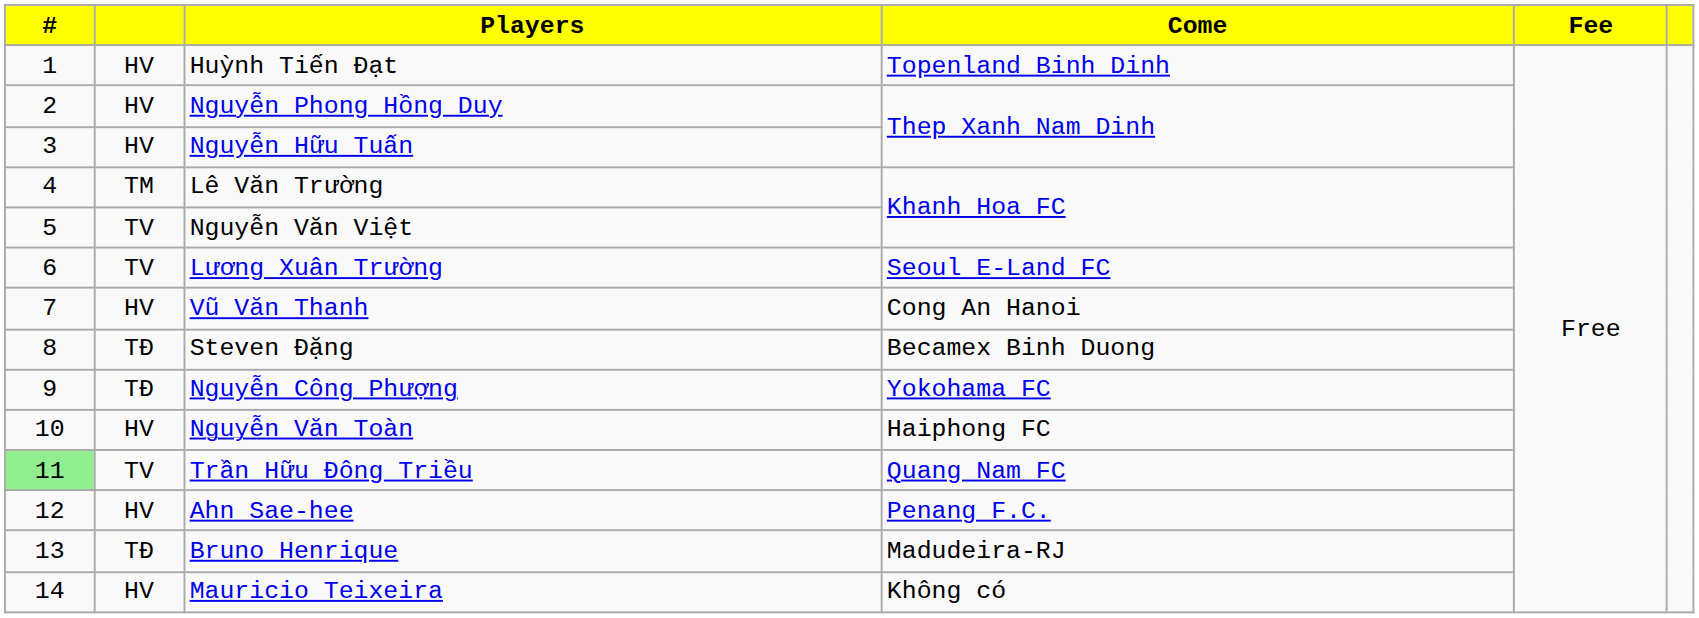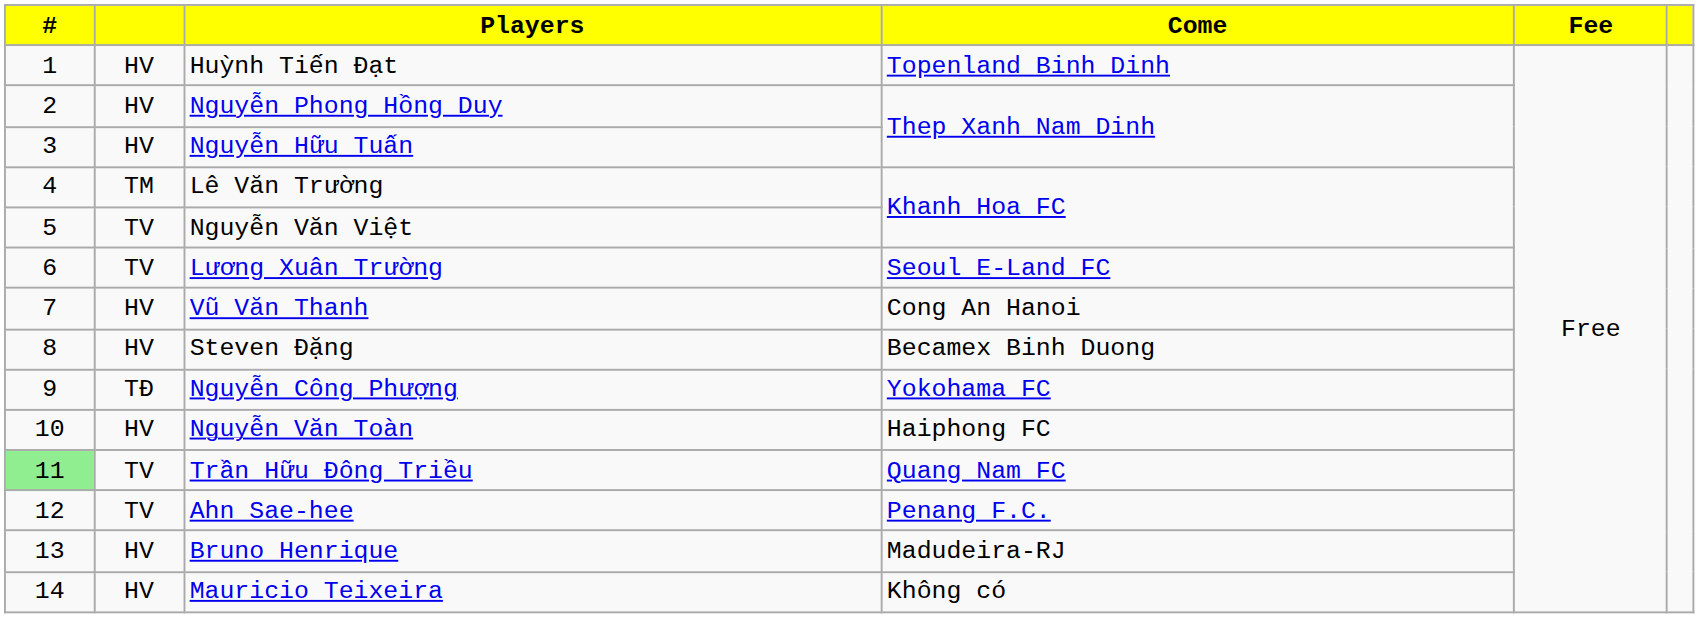(139, 349) TĐ -> (139, 349) HV
(139, 511) HV -> (139, 511) TV
(139, 551) TĐ -> (139, 551) HV
